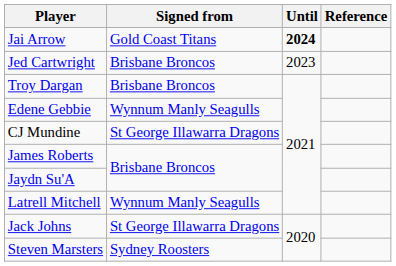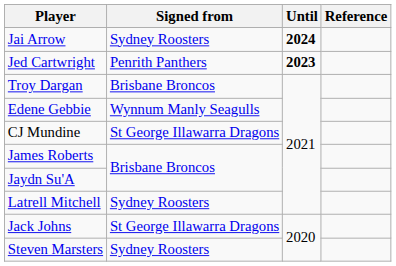(163, 39) Gold Coast Titans -> (160, 39) Sydney Roosters
(162, 62) Brisbane Broncos -> (158, 62) Penrith Panthers
(301, 62) normal -> (301, 62) bold
(185, 202) Wynnum Manly Seagulls -> (160, 202) Sydney Roosters
